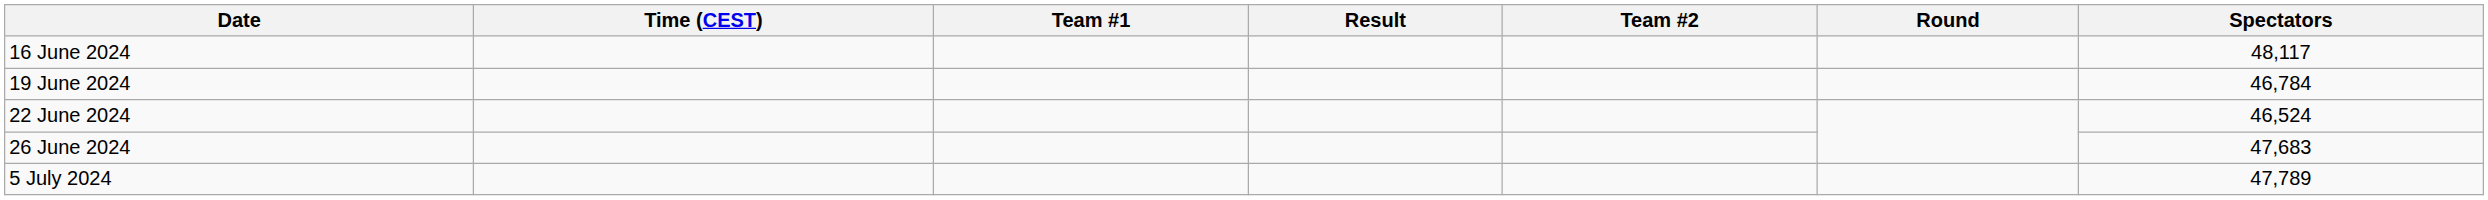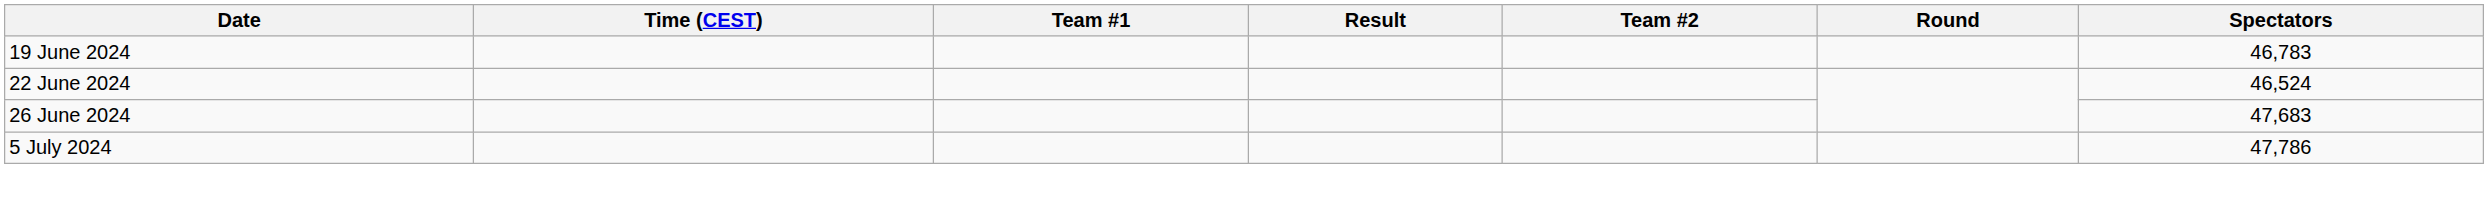- row: (70, 52)
(2281, 83) 46,784 -> (2281, 52) 46,783
(2281, 178) 47,789 -> (2281, 147) 47,786
